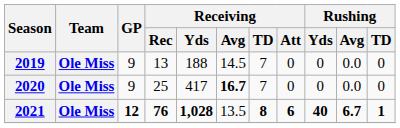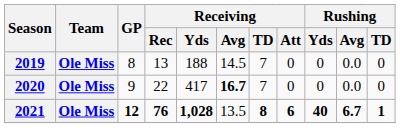(132, 63) 9 -> (132, 63) 8
(161, 87) 25 -> (161, 87) 22
